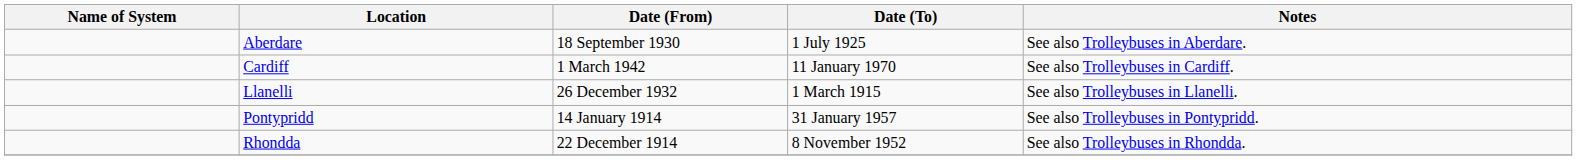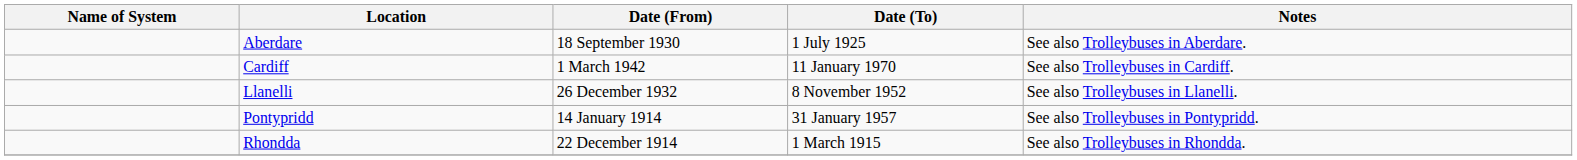(836, 92) 1 March 1915 -> (849, 92) 8 November 1952
(849, 142) 8 November 1952 -> (836, 142) 1 March 1915
